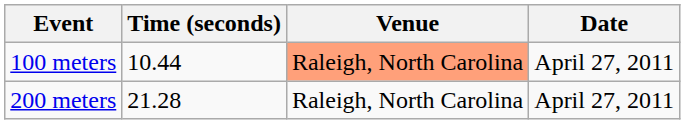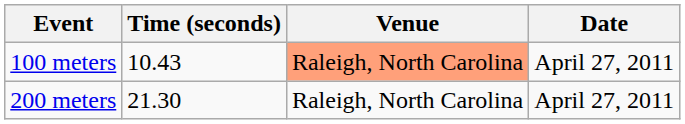(154, 61) 10.44 -> (154, 61) 10.43
(154, 99) 21.28 -> (154, 99) 21.30
